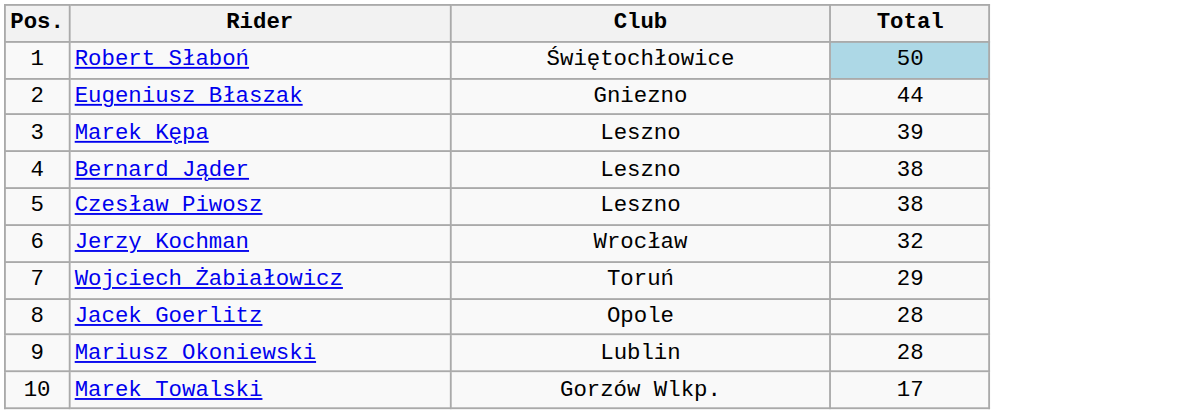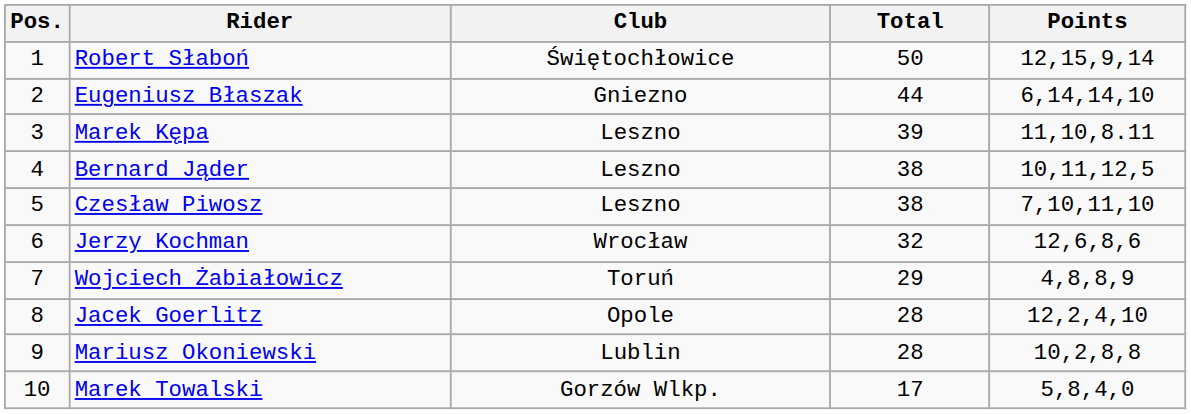+ column: (1087, 23)
(910, 60) lightblue background -> (910, 60) no background
